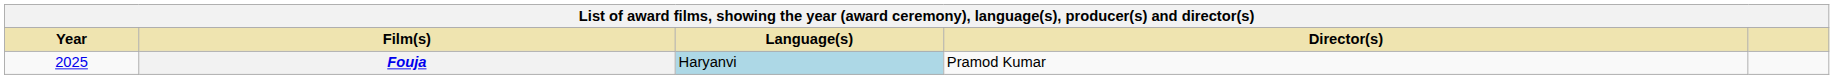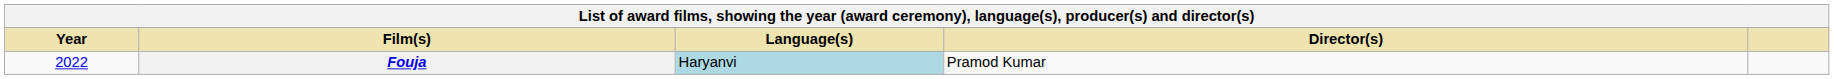(72, 62) 2025 -> (72, 62) 2022
